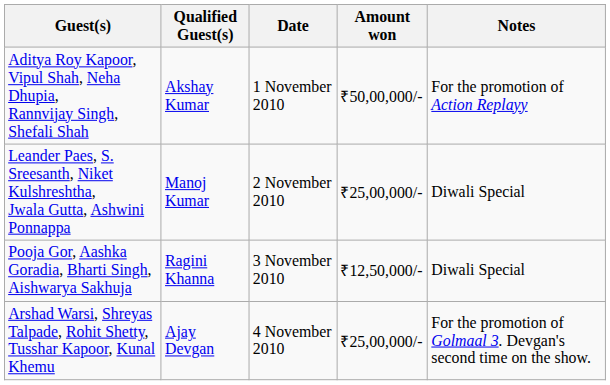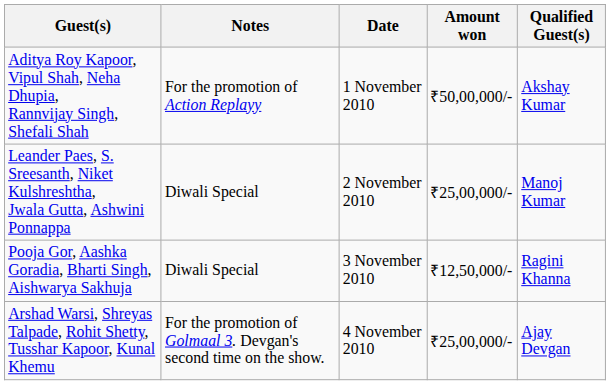columns swapped: (205, 25) <-> (517, 25)
